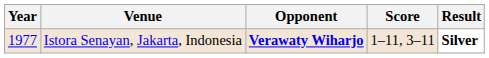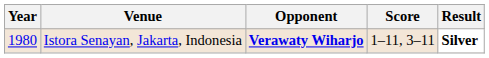(22, 40) 1977 -> (22, 40) 1980
